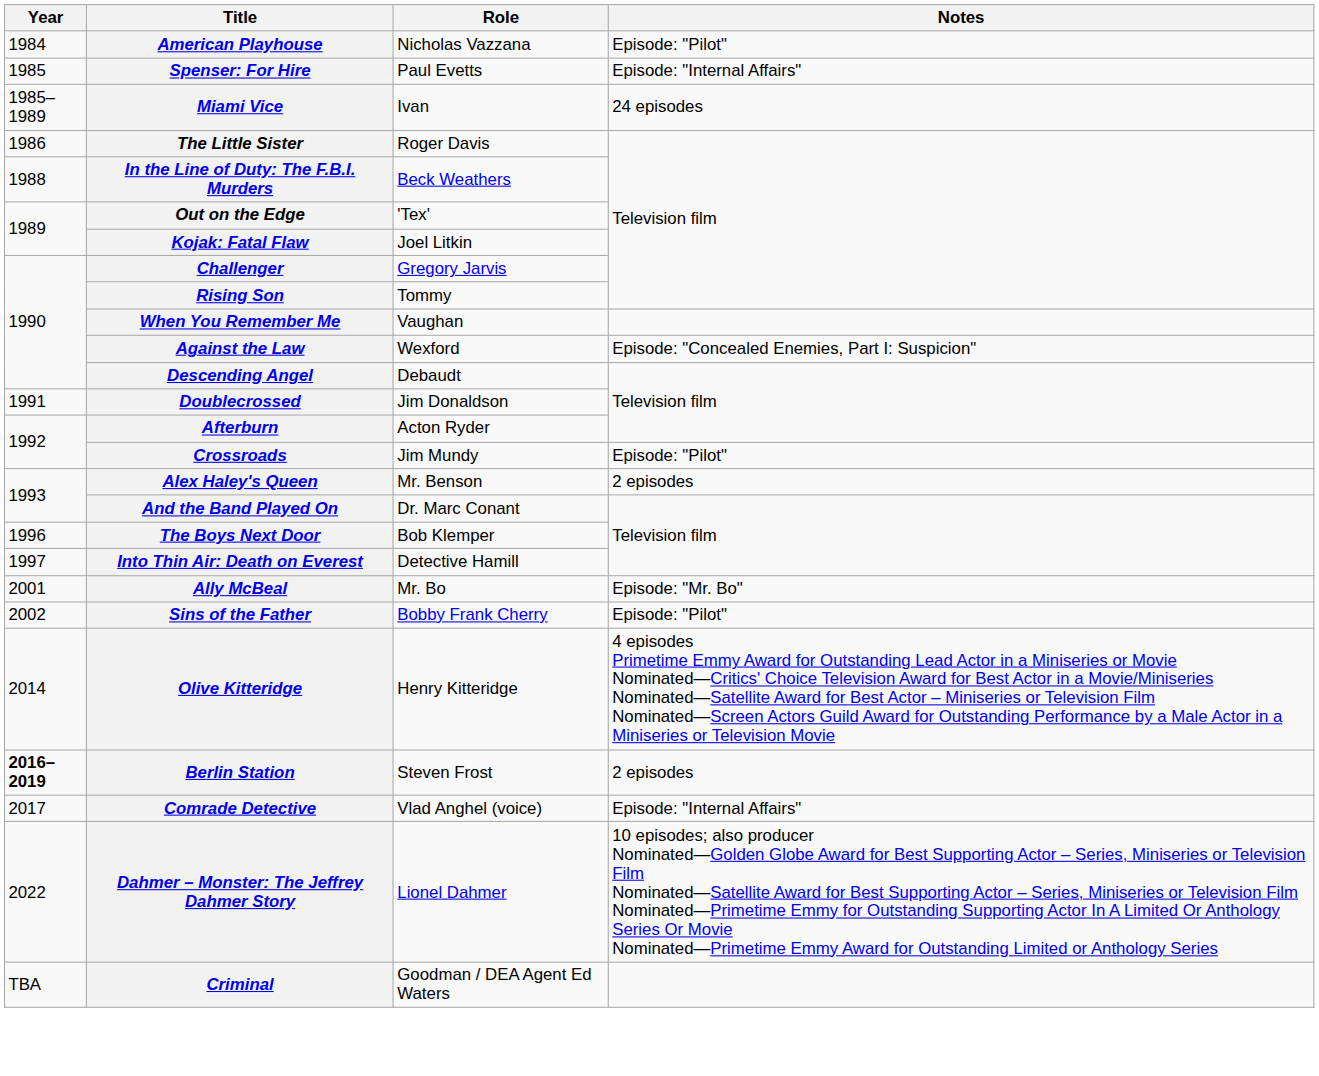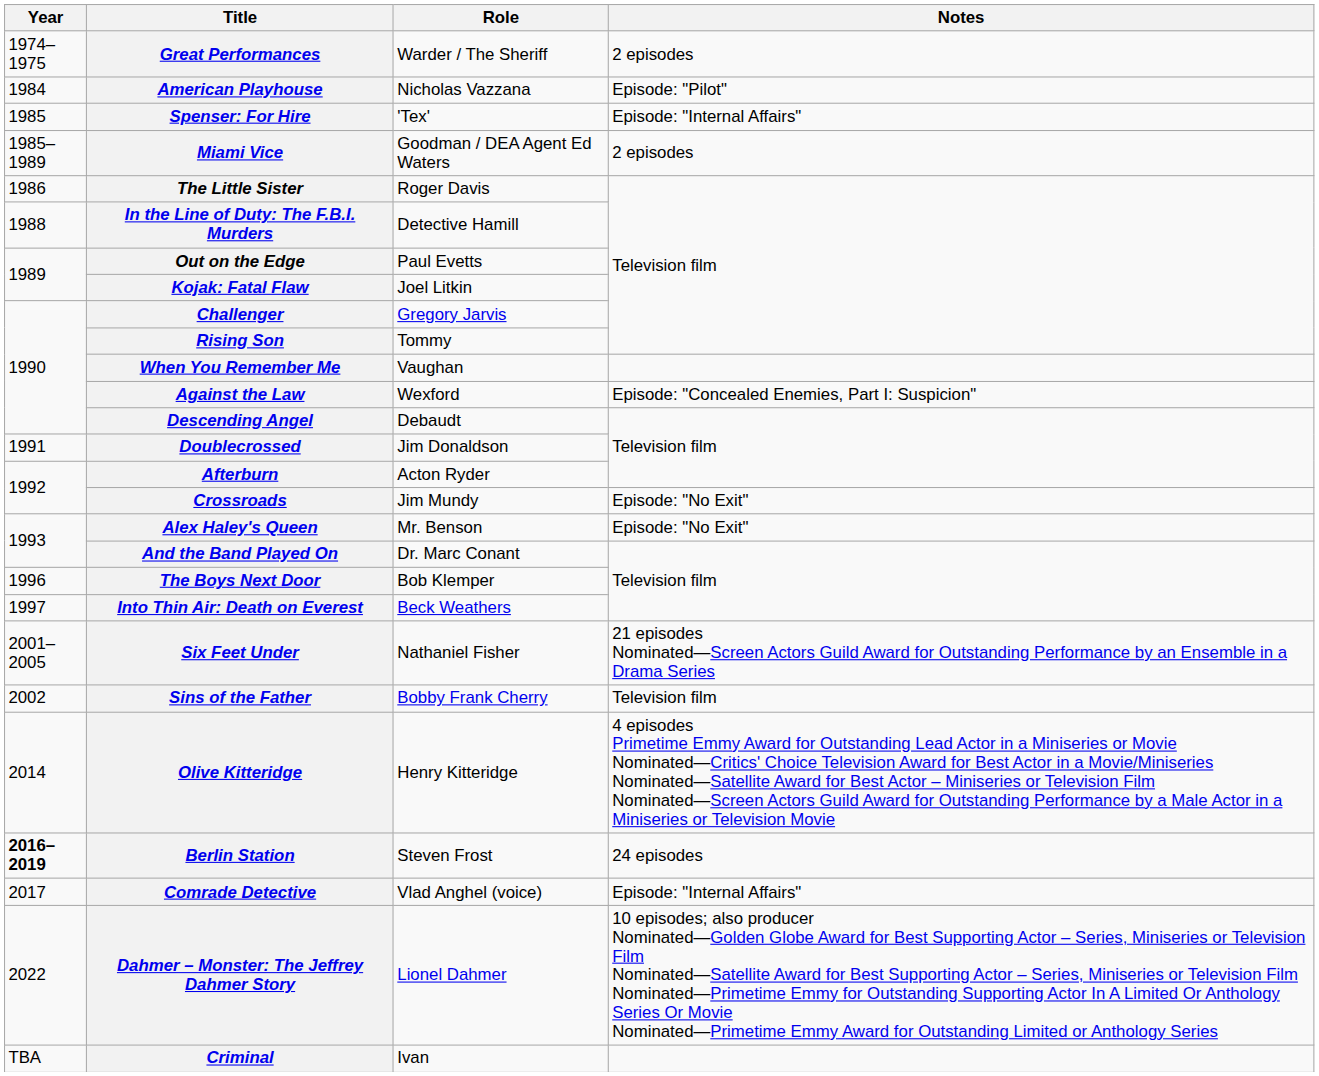+ row: (240, 53)
(440, 71) Paul Evetts -> (414, 116) 'Tex'
(413, 107) Ivan -> (494, 152) Goodman / DEA Agent Ed Waters
(658, 107) 24 episodes -> (653, 152) 2 episodes
(454, 179) Beck Weathers -> (458, 224) Detective Hamill
(414, 215) 'Tex' -> (440, 261) Paul Evetts
(670, 455) Episode: "Pilot" -> (680, 500) Episode: "No Exit"
(653, 481) 2 episodes -> (680, 527) Episode: "No Exit"
(458, 561) Detective Hamill -> (454, 607) Beck Weathers
- row: (240, 588)
+ row: (240, 652)
(670, 615) Episode: "Pilot" -> (665, 698) Television film
(653, 772) 2 episodes -> (658, 855) 24 episodes
(494, 984) Goodman / DEA Agent Ed Waters -> (413, 1058) Ivan
